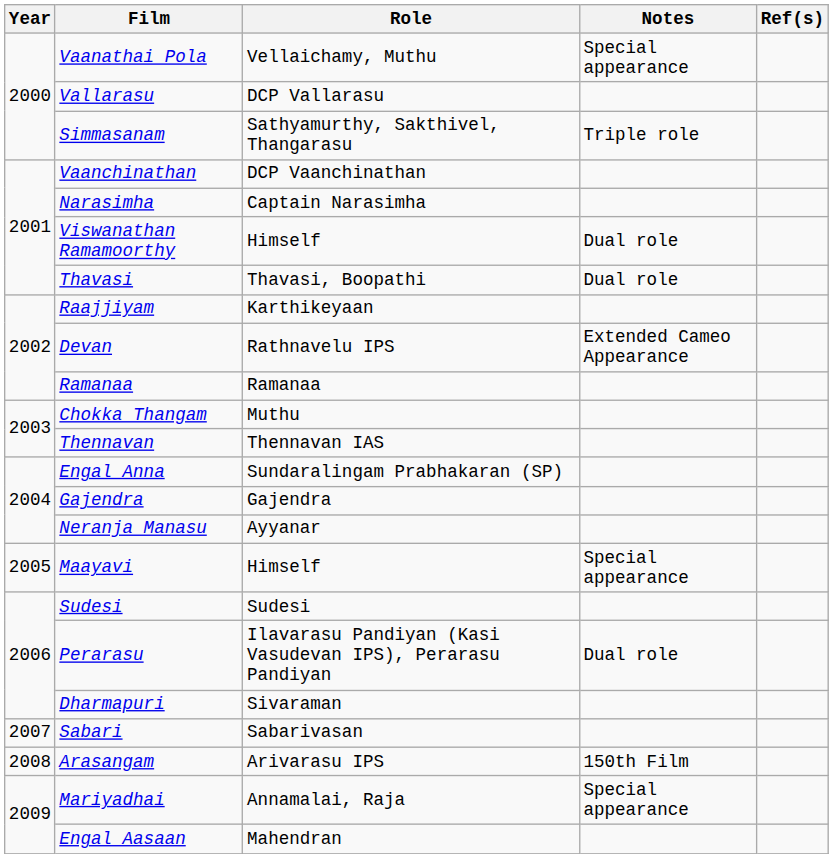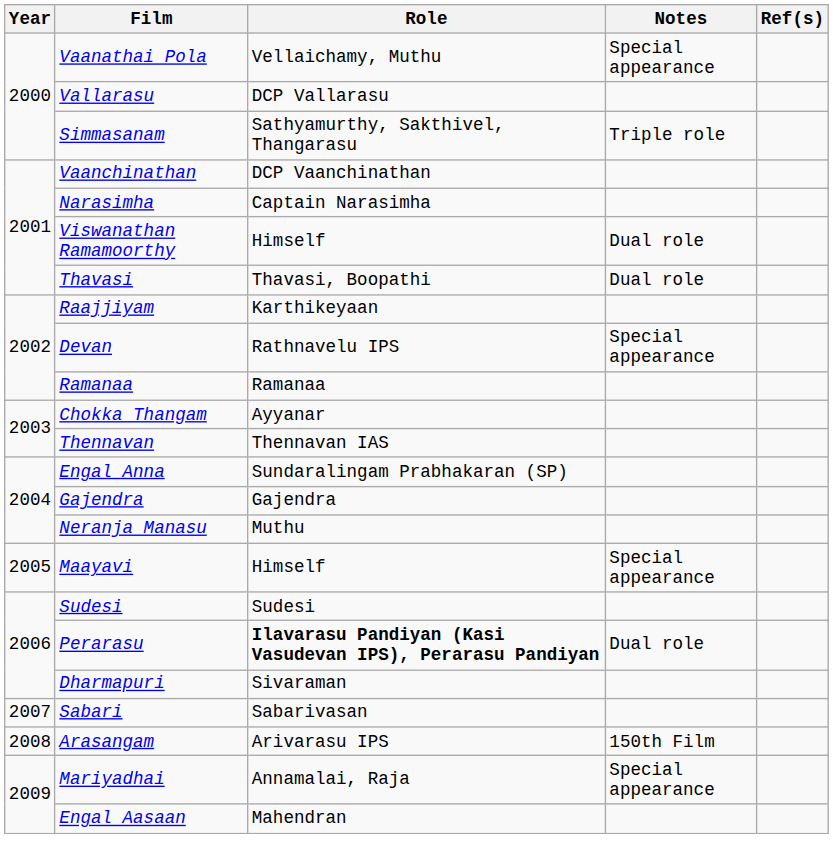(657, 347) Extended Cameo Appearance -> (662, 347) Special appearance
(273, 415) Muthu -> (289, 415) Ayyanar
(284, 529) Ayyanar -> (278, 529) Muthu
(373, 655) normal -> (426, 645) bold
